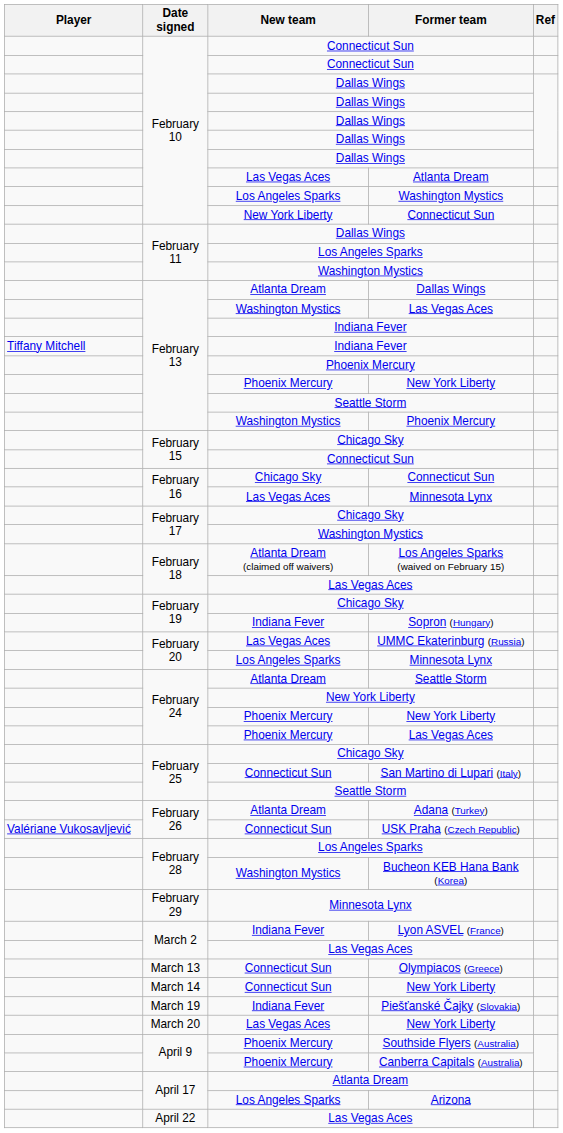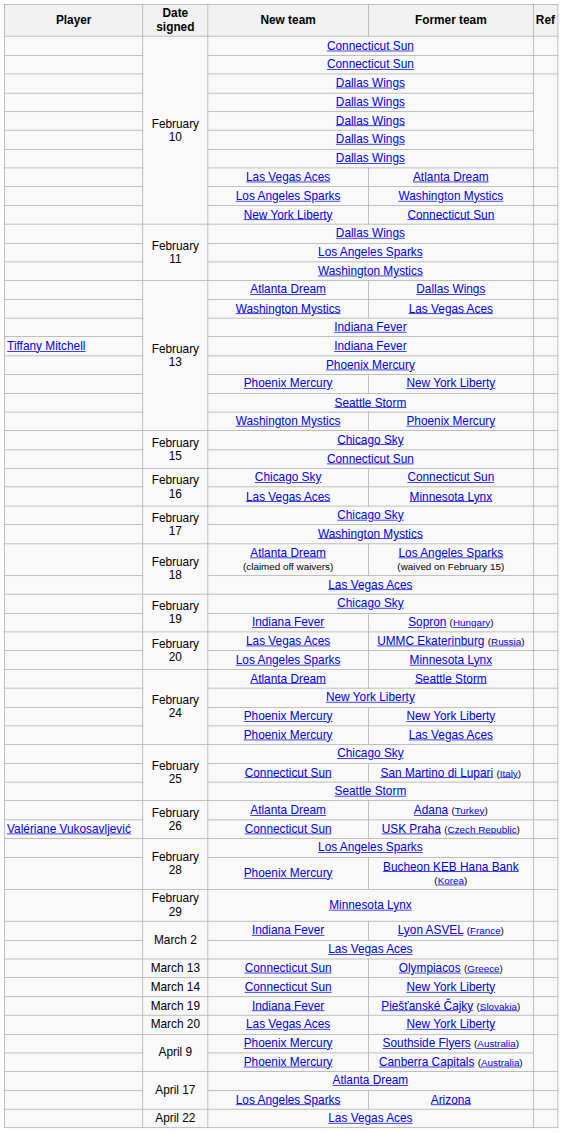(288, 873) Washington Mystics -> (288, 873) Phoenix Mercury
